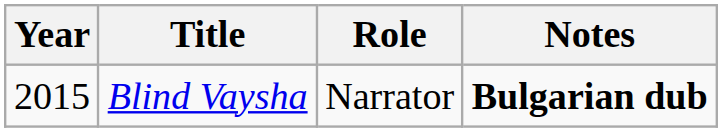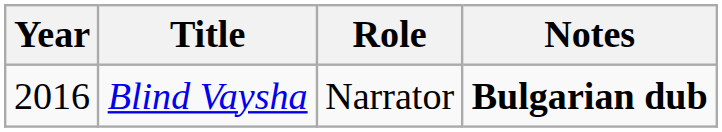(52, 95) 2015 -> (52, 95) 2016
